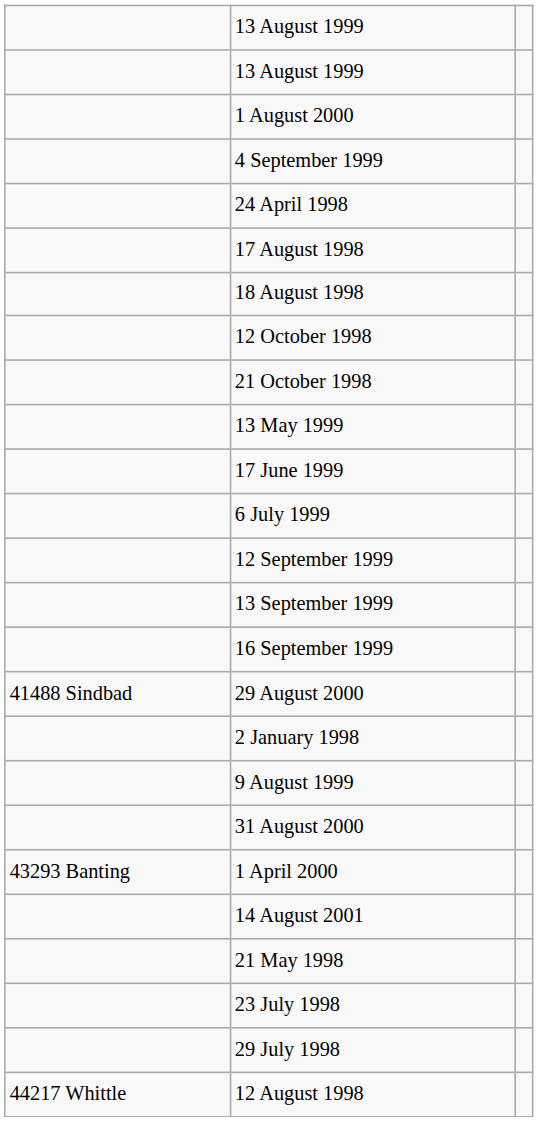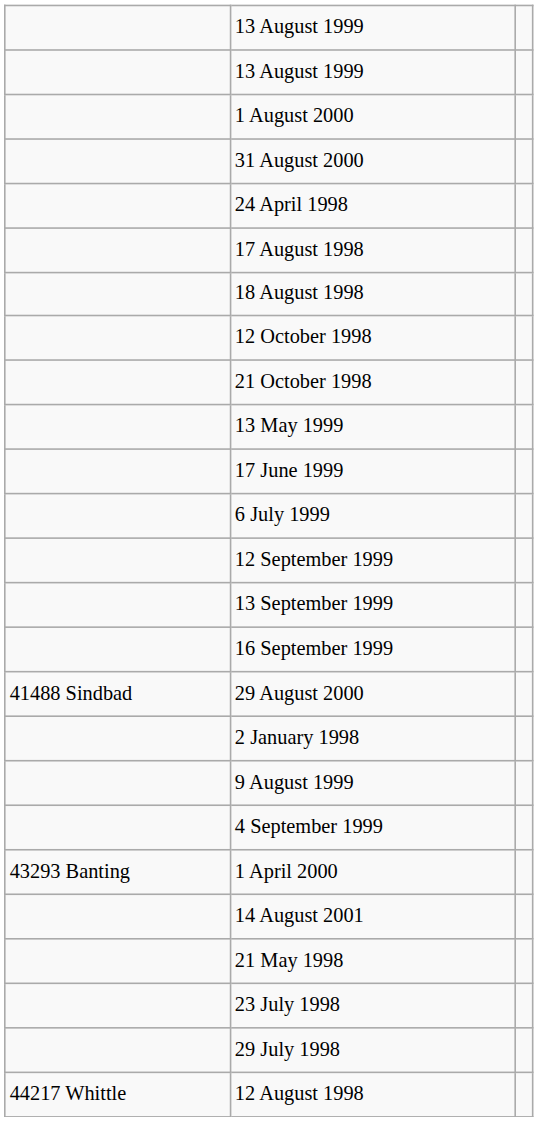rows swapped: (117, 827) <-> (117, 161)
